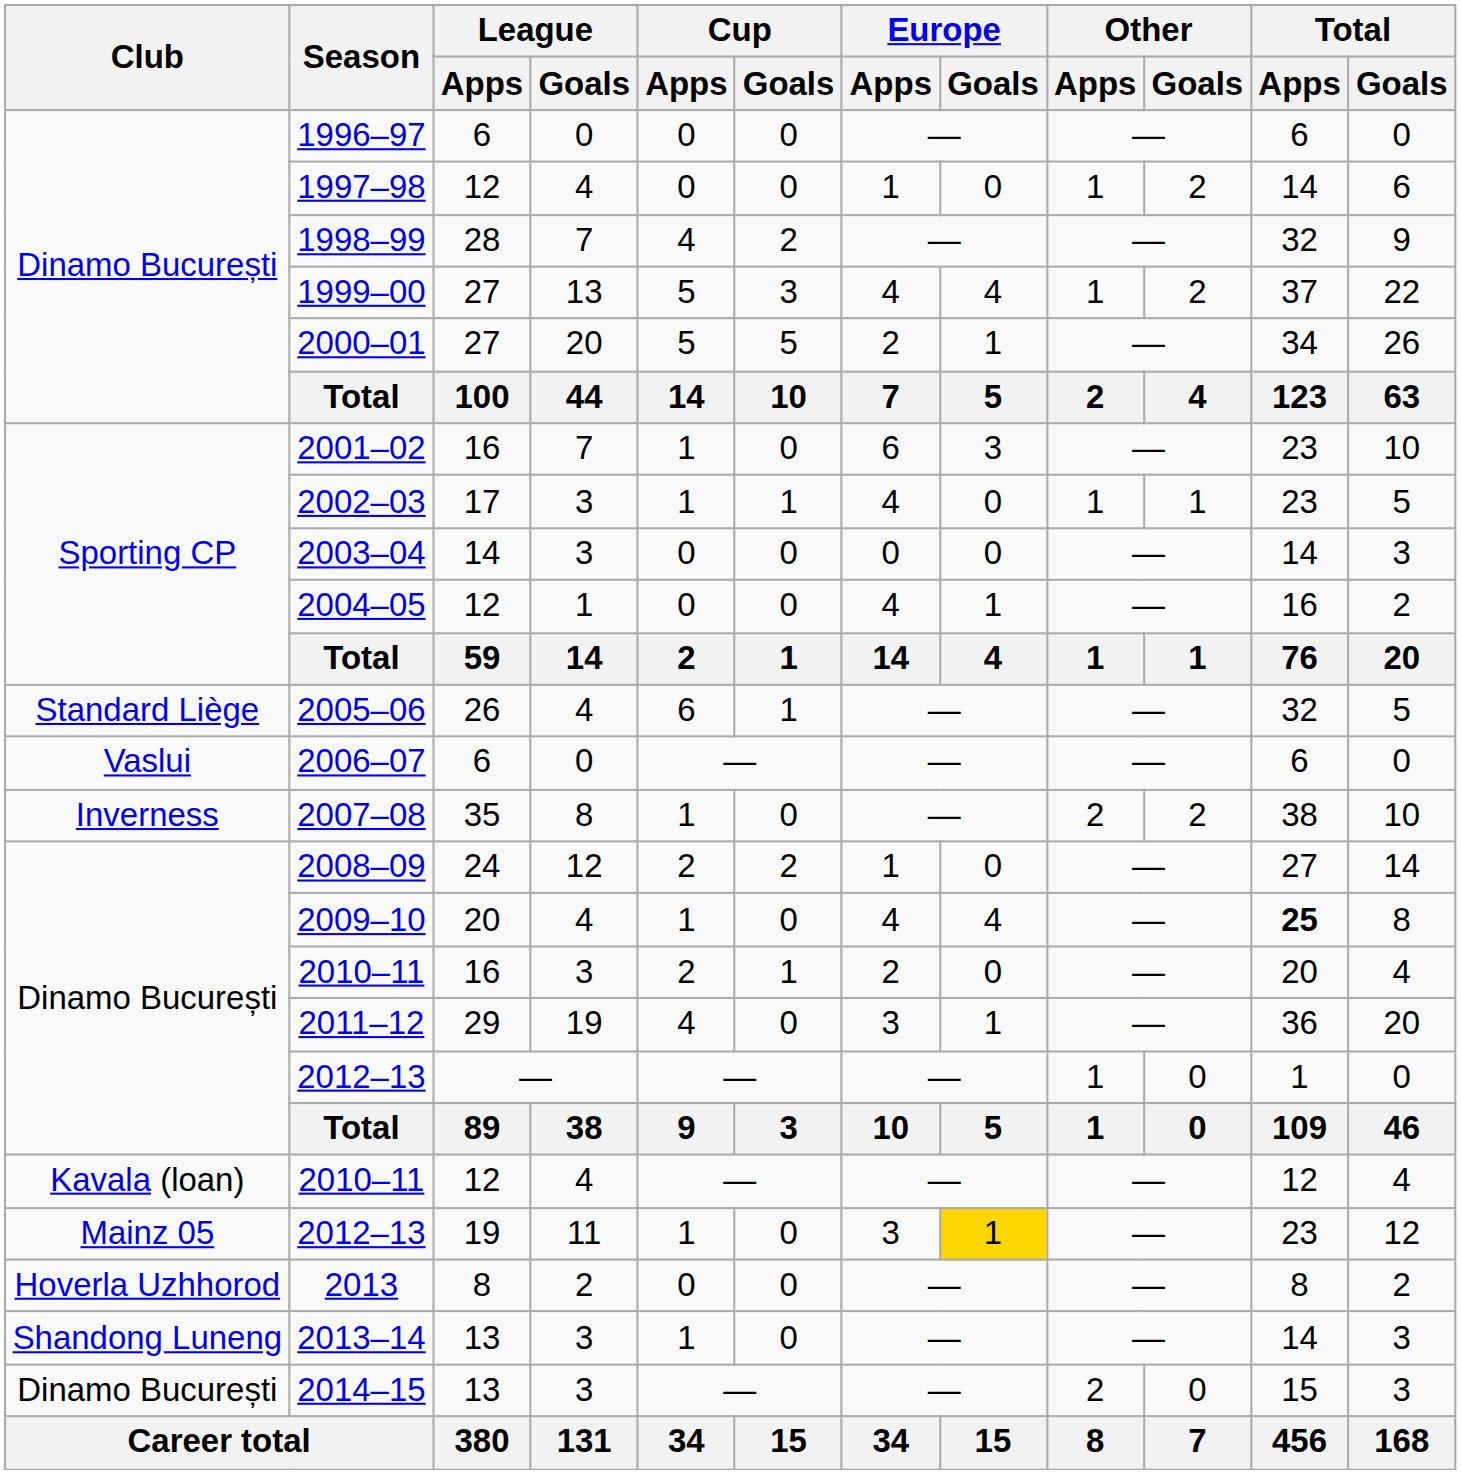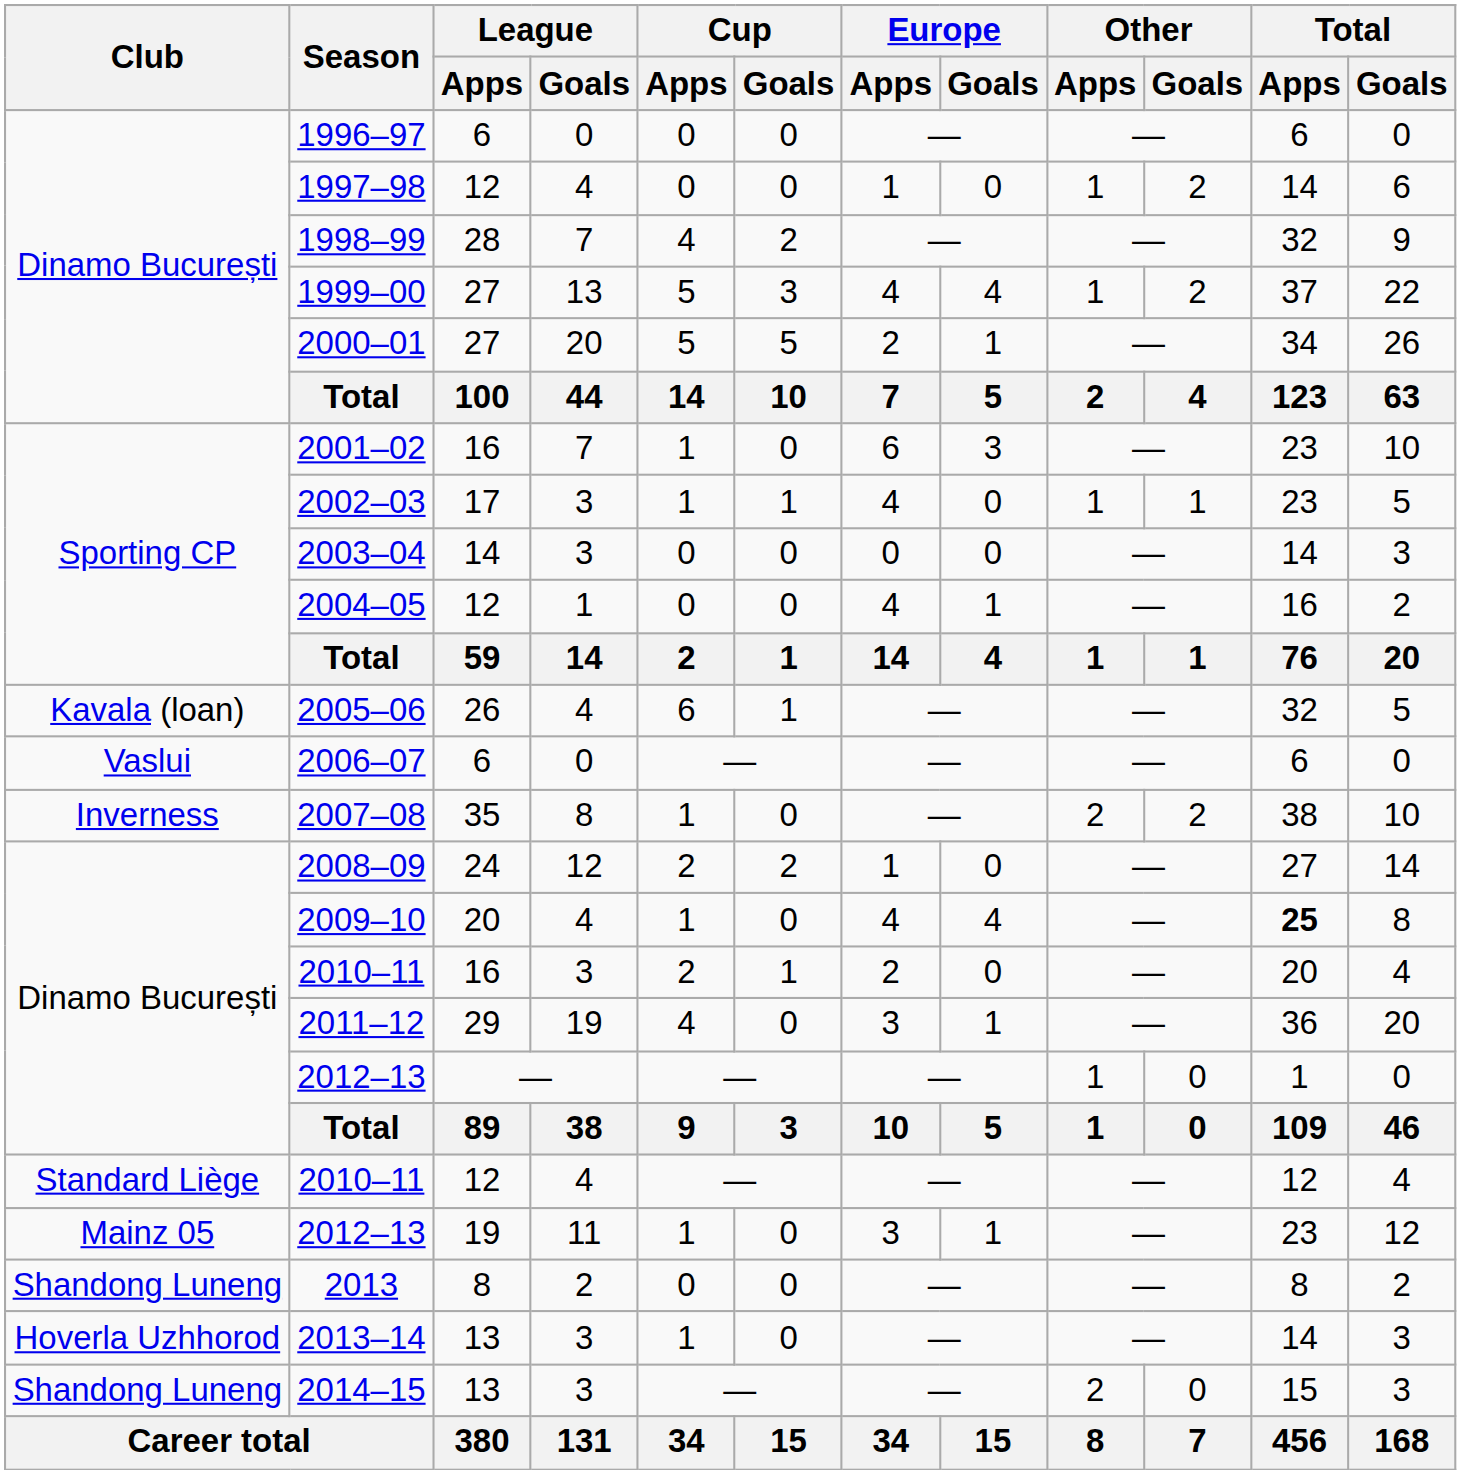(147, 710) Standard Liège -> (147, 710) Kavala (loan)
(147, 1180) Kavala (loan) -> (147, 1180) Standard Liège
(993, 1232) gold background -> (993, 1232) no background
(147, 1285) Hoverla Uzhhorod -> (147, 1285) Shandong Luneng
(147, 1337) Shandong Luneng -> (147, 1337) Hoverla Uzhhorod
(147, 1389) Dinamo București -> (147, 1389) Shandong Luneng
